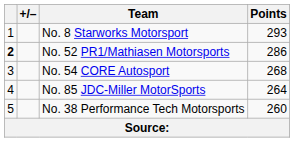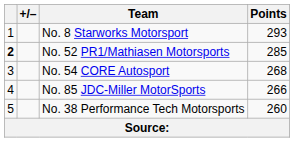(277, 52) 286 -> (277, 52) 285
(277, 90) 264 -> (277, 90) 266
